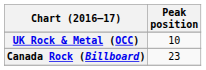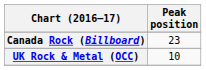rows swapped: (76, 57) <-> (76, 40)
